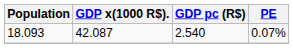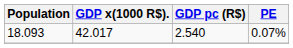(94, 33) 42.087 -> (94, 33) 42.017
